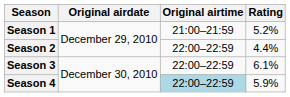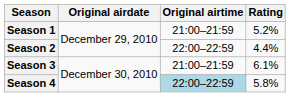(203, 65) 22:00–22:59 -> (203, 65) 21:00–21:59
(266, 83) 5.9% -> (266, 83) 5.8%
